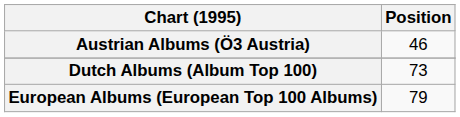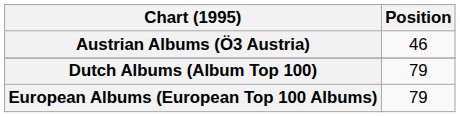(418, 71) 73 -> (418, 71) 79
